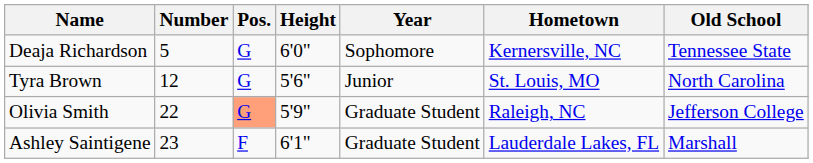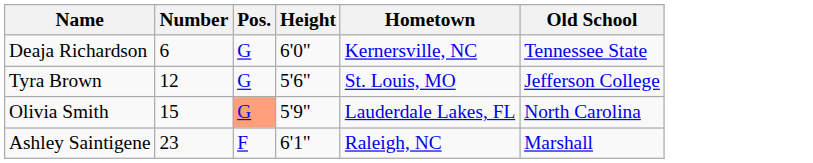- column: (412, 19)
(164, 50) 5 -> (164, 50) 6
(726, 81) North Carolina -> (592, 81) Jefferson College
(169, 111) 22 -> (169, 111) 15
(537, 111) Raleigh, NC -> (430, 111) Lauderdale Lakes, FL
(736, 111) Jefferson College -> (582, 111) North Carolina
(574, 142) Lauderdale Lakes, FL -> (393, 142) Raleigh, NC
